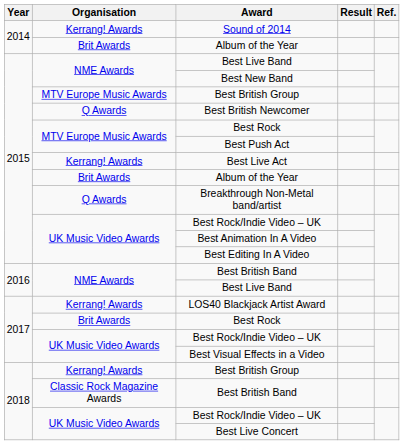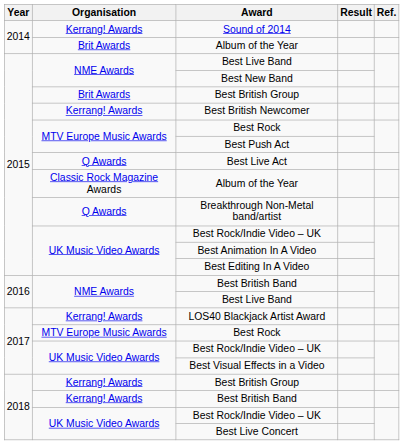(104, 95) MTV Europe Music Awards -> (104, 95) Brit Awards
(104, 111) Q Awards -> (104, 111) Kerrang! Awards
(104, 161) Kerrang! Awards -> (104, 161) Q Awards
(104, 177) Brit Awards -> (104, 183) Classic Rock Magazine Awards
(104, 321) Brit Awards -> (104, 333) MTV Europe Music Awards
(104, 393) Classic Rock Magazine Awards -> (104, 399) Kerrang! Awards
